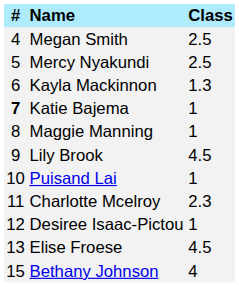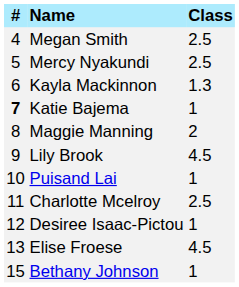(193, 132) 1 -> (193, 132) 2
(200, 201) 2.3 -> (200, 201) 2.5
(193, 271) 4 -> (193, 271) 1
